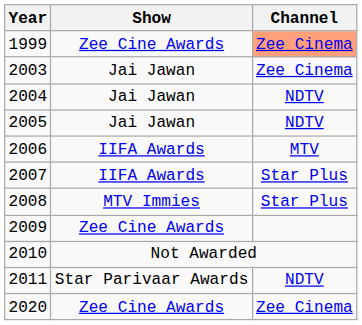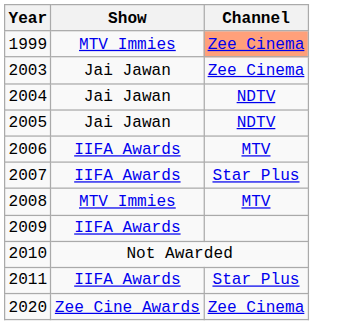(152, 44) Zee Cine Awards -> (127, 44) MTV Immies
(304, 202) Star Plus -> (256, 202) MTV
(152, 228) Zee Cine Awards -> (127, 228) IIFA Awards
(152, 280) Star Parivaar Awards -> (127, 280) IIFA Awards
(304, 280) NDTV -> (256, 280) Star Plus
